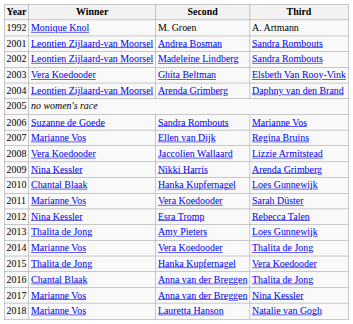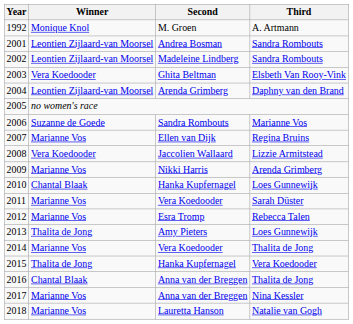(57, 169) Nina Kessler -> (59, 169) Marianne Vos
(57, 216) Nina Kessler -> (59, 216) Marianne Vos
